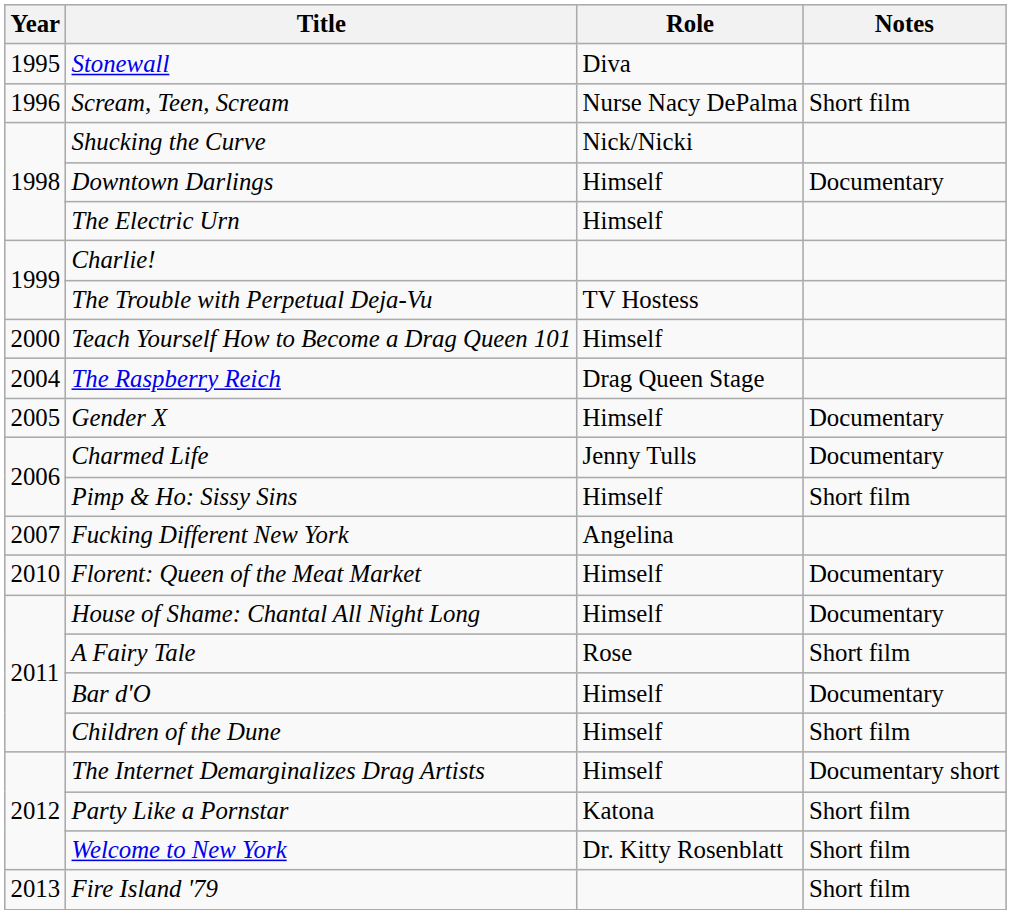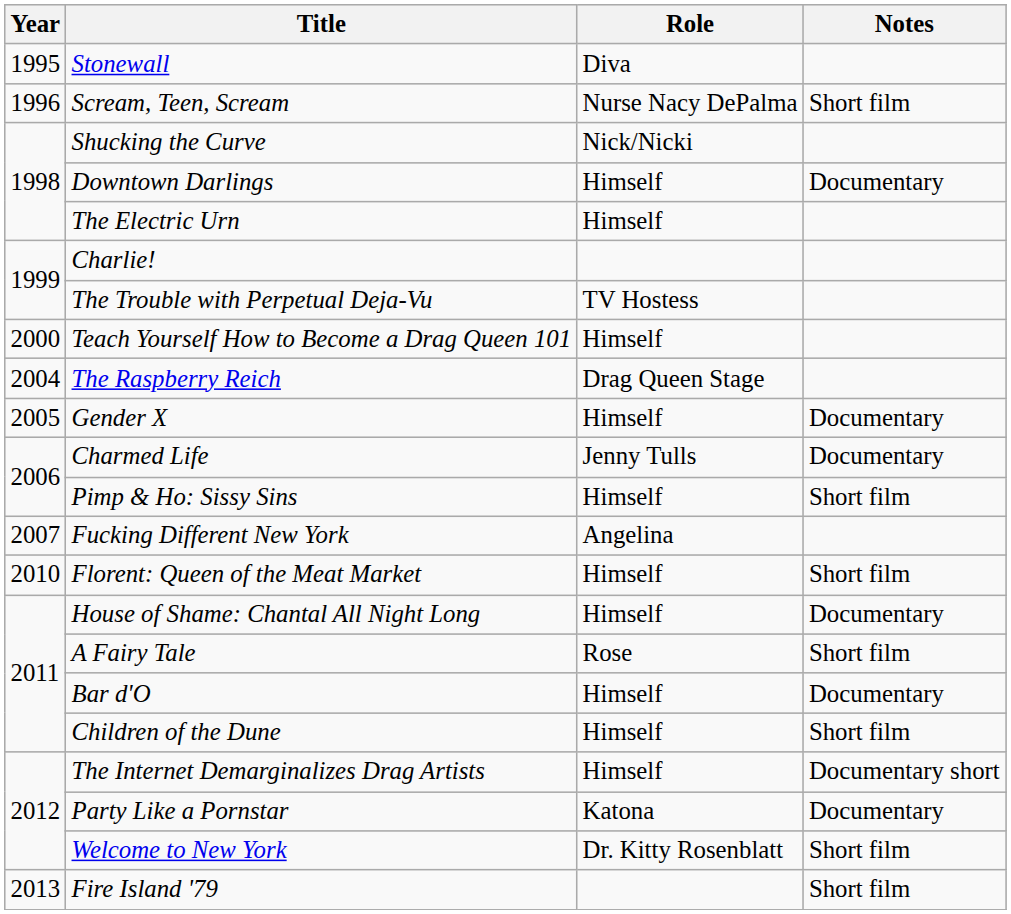(876, 574) Documentary -> (860, 574) Short film
(860, 810) Short film -> (876, 810) Documentary
